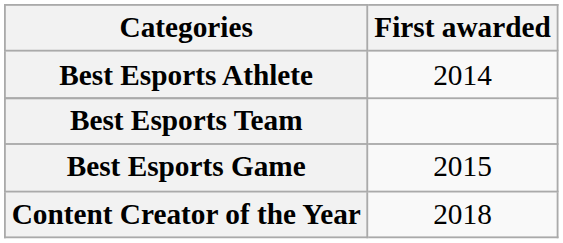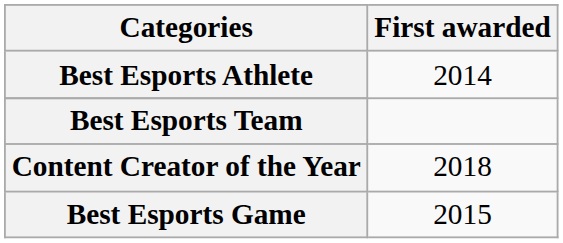rows swapped: (186, 167) <-> (186, 213)
